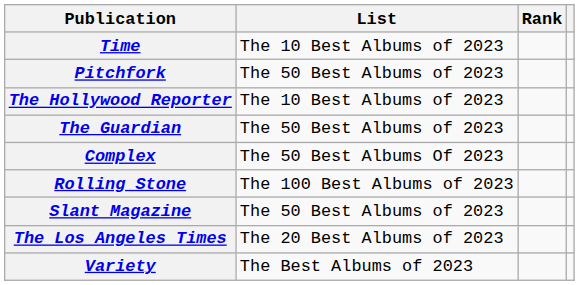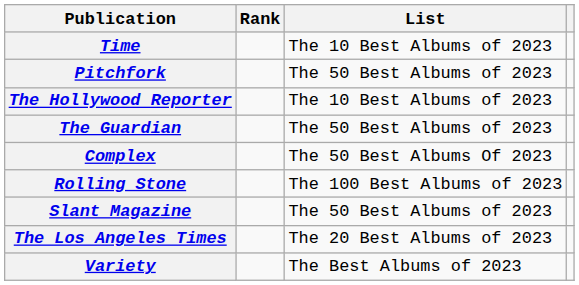columns swapped: (377, 18) <-> (542, 18)
